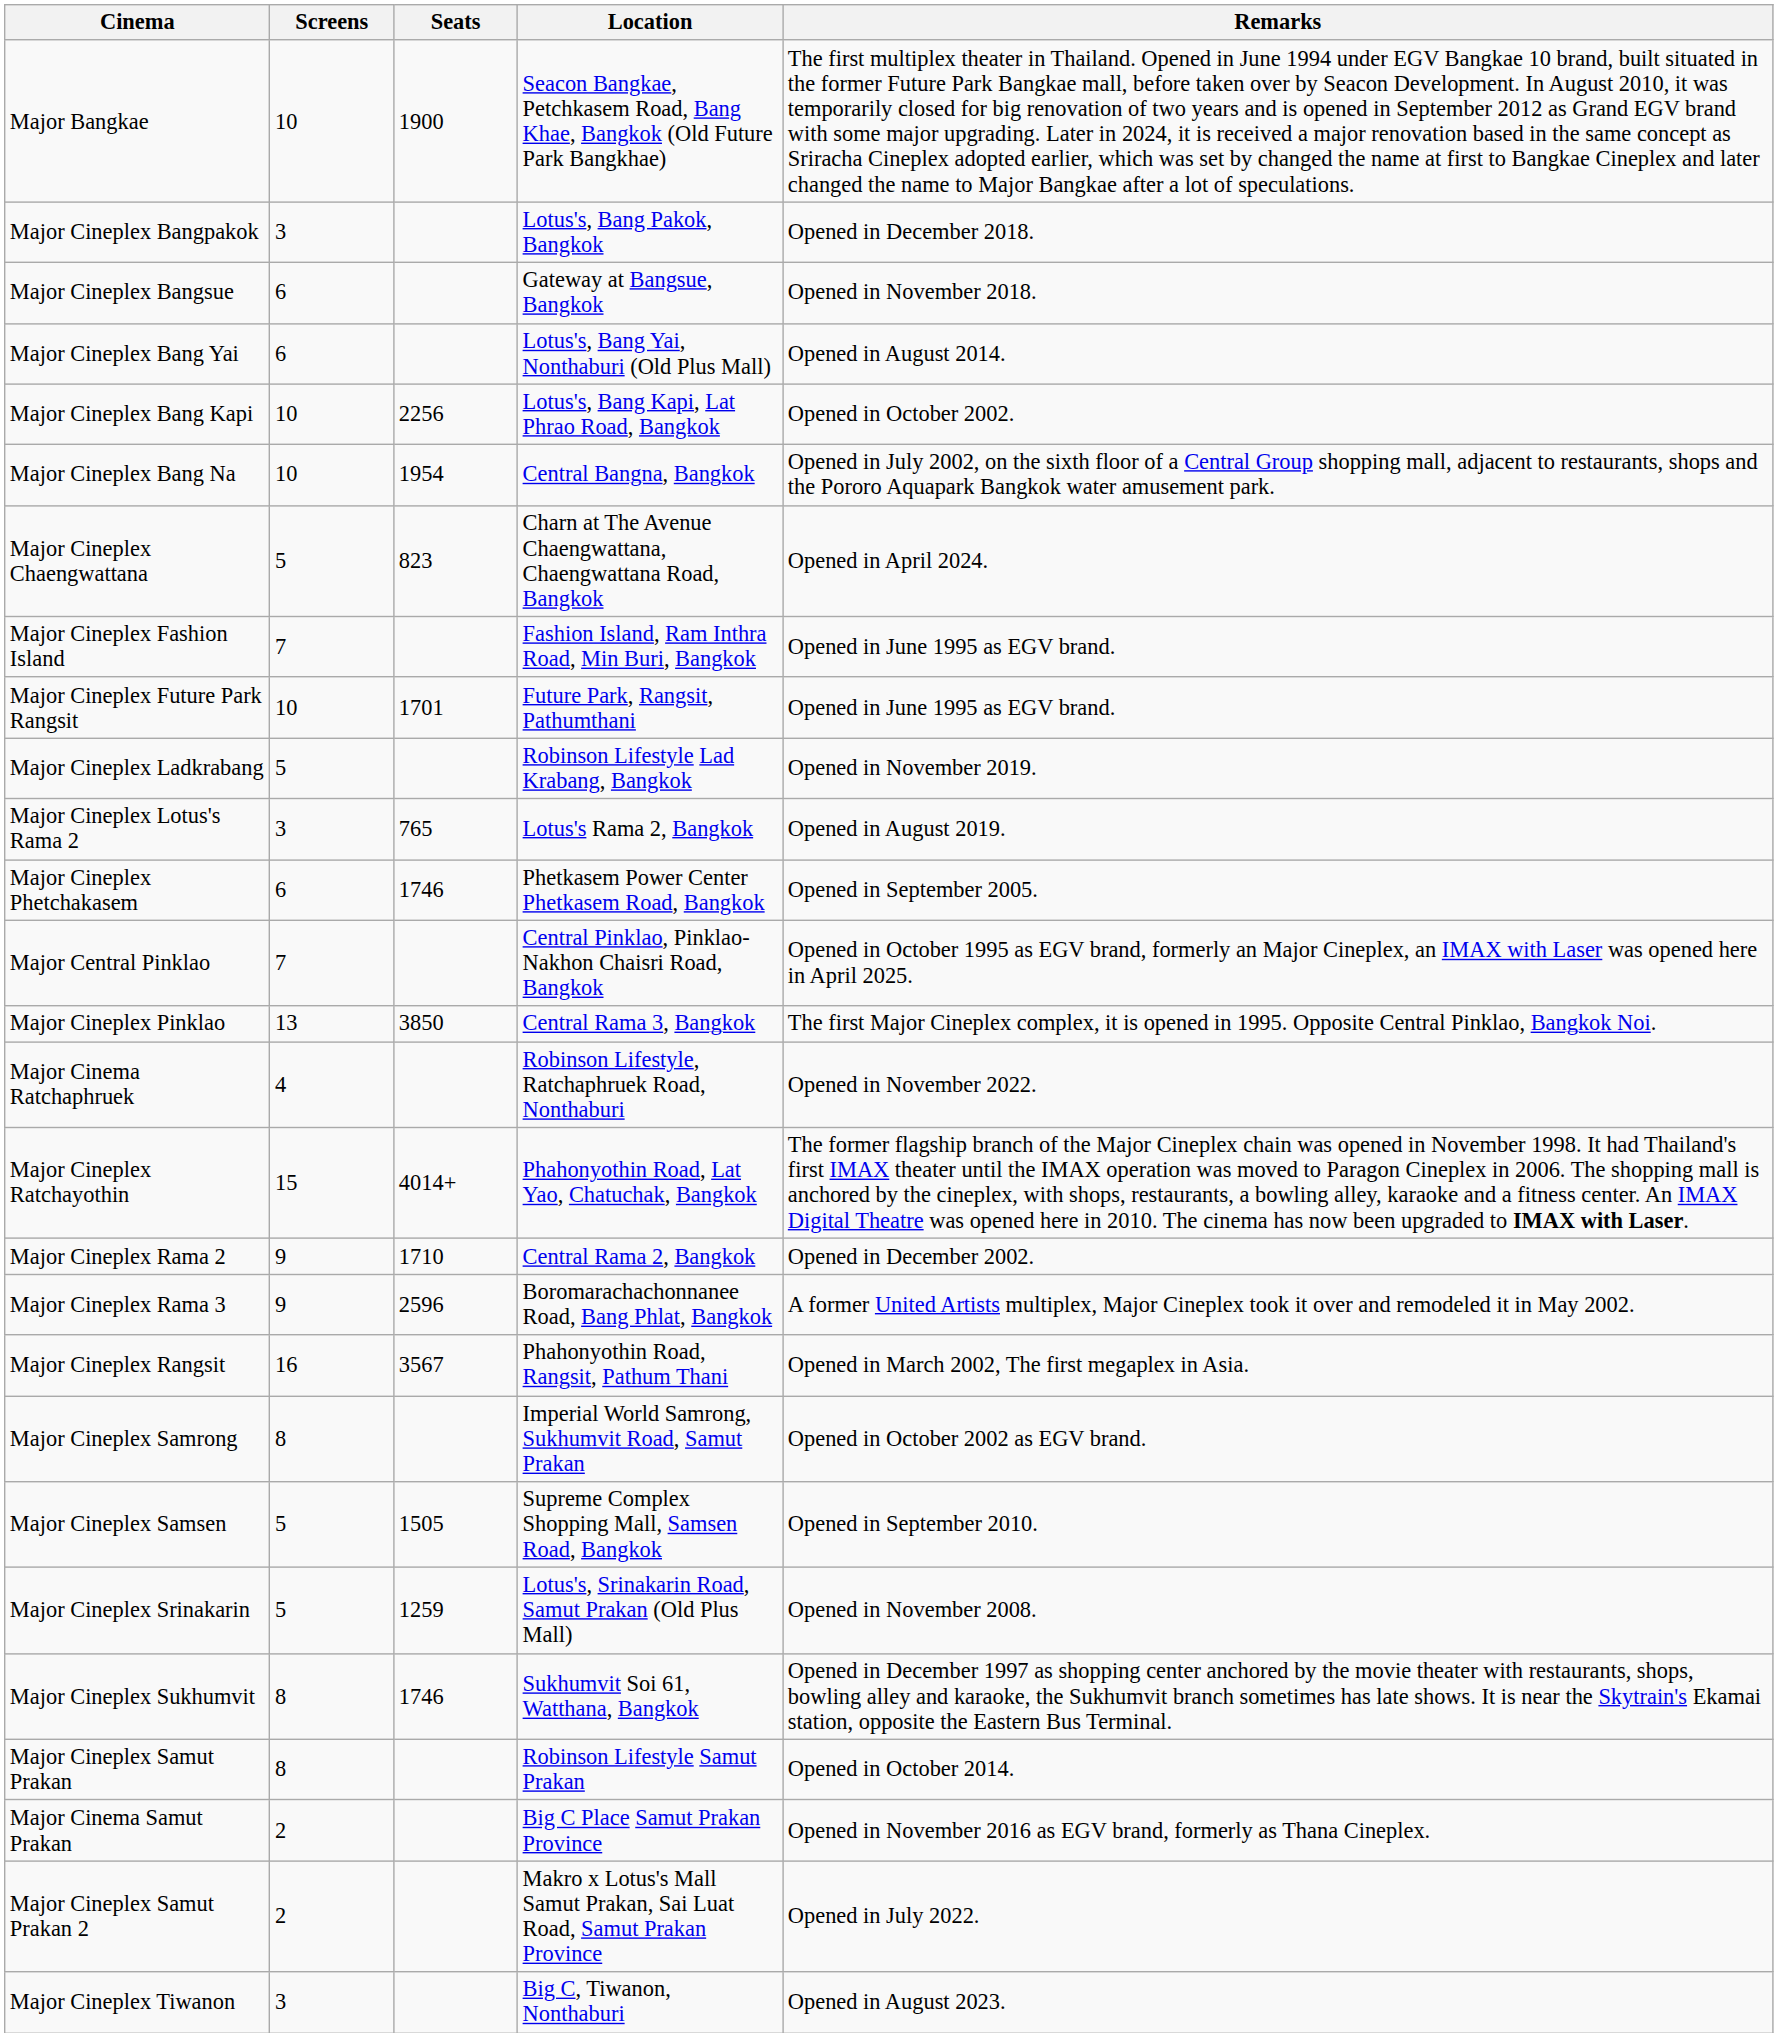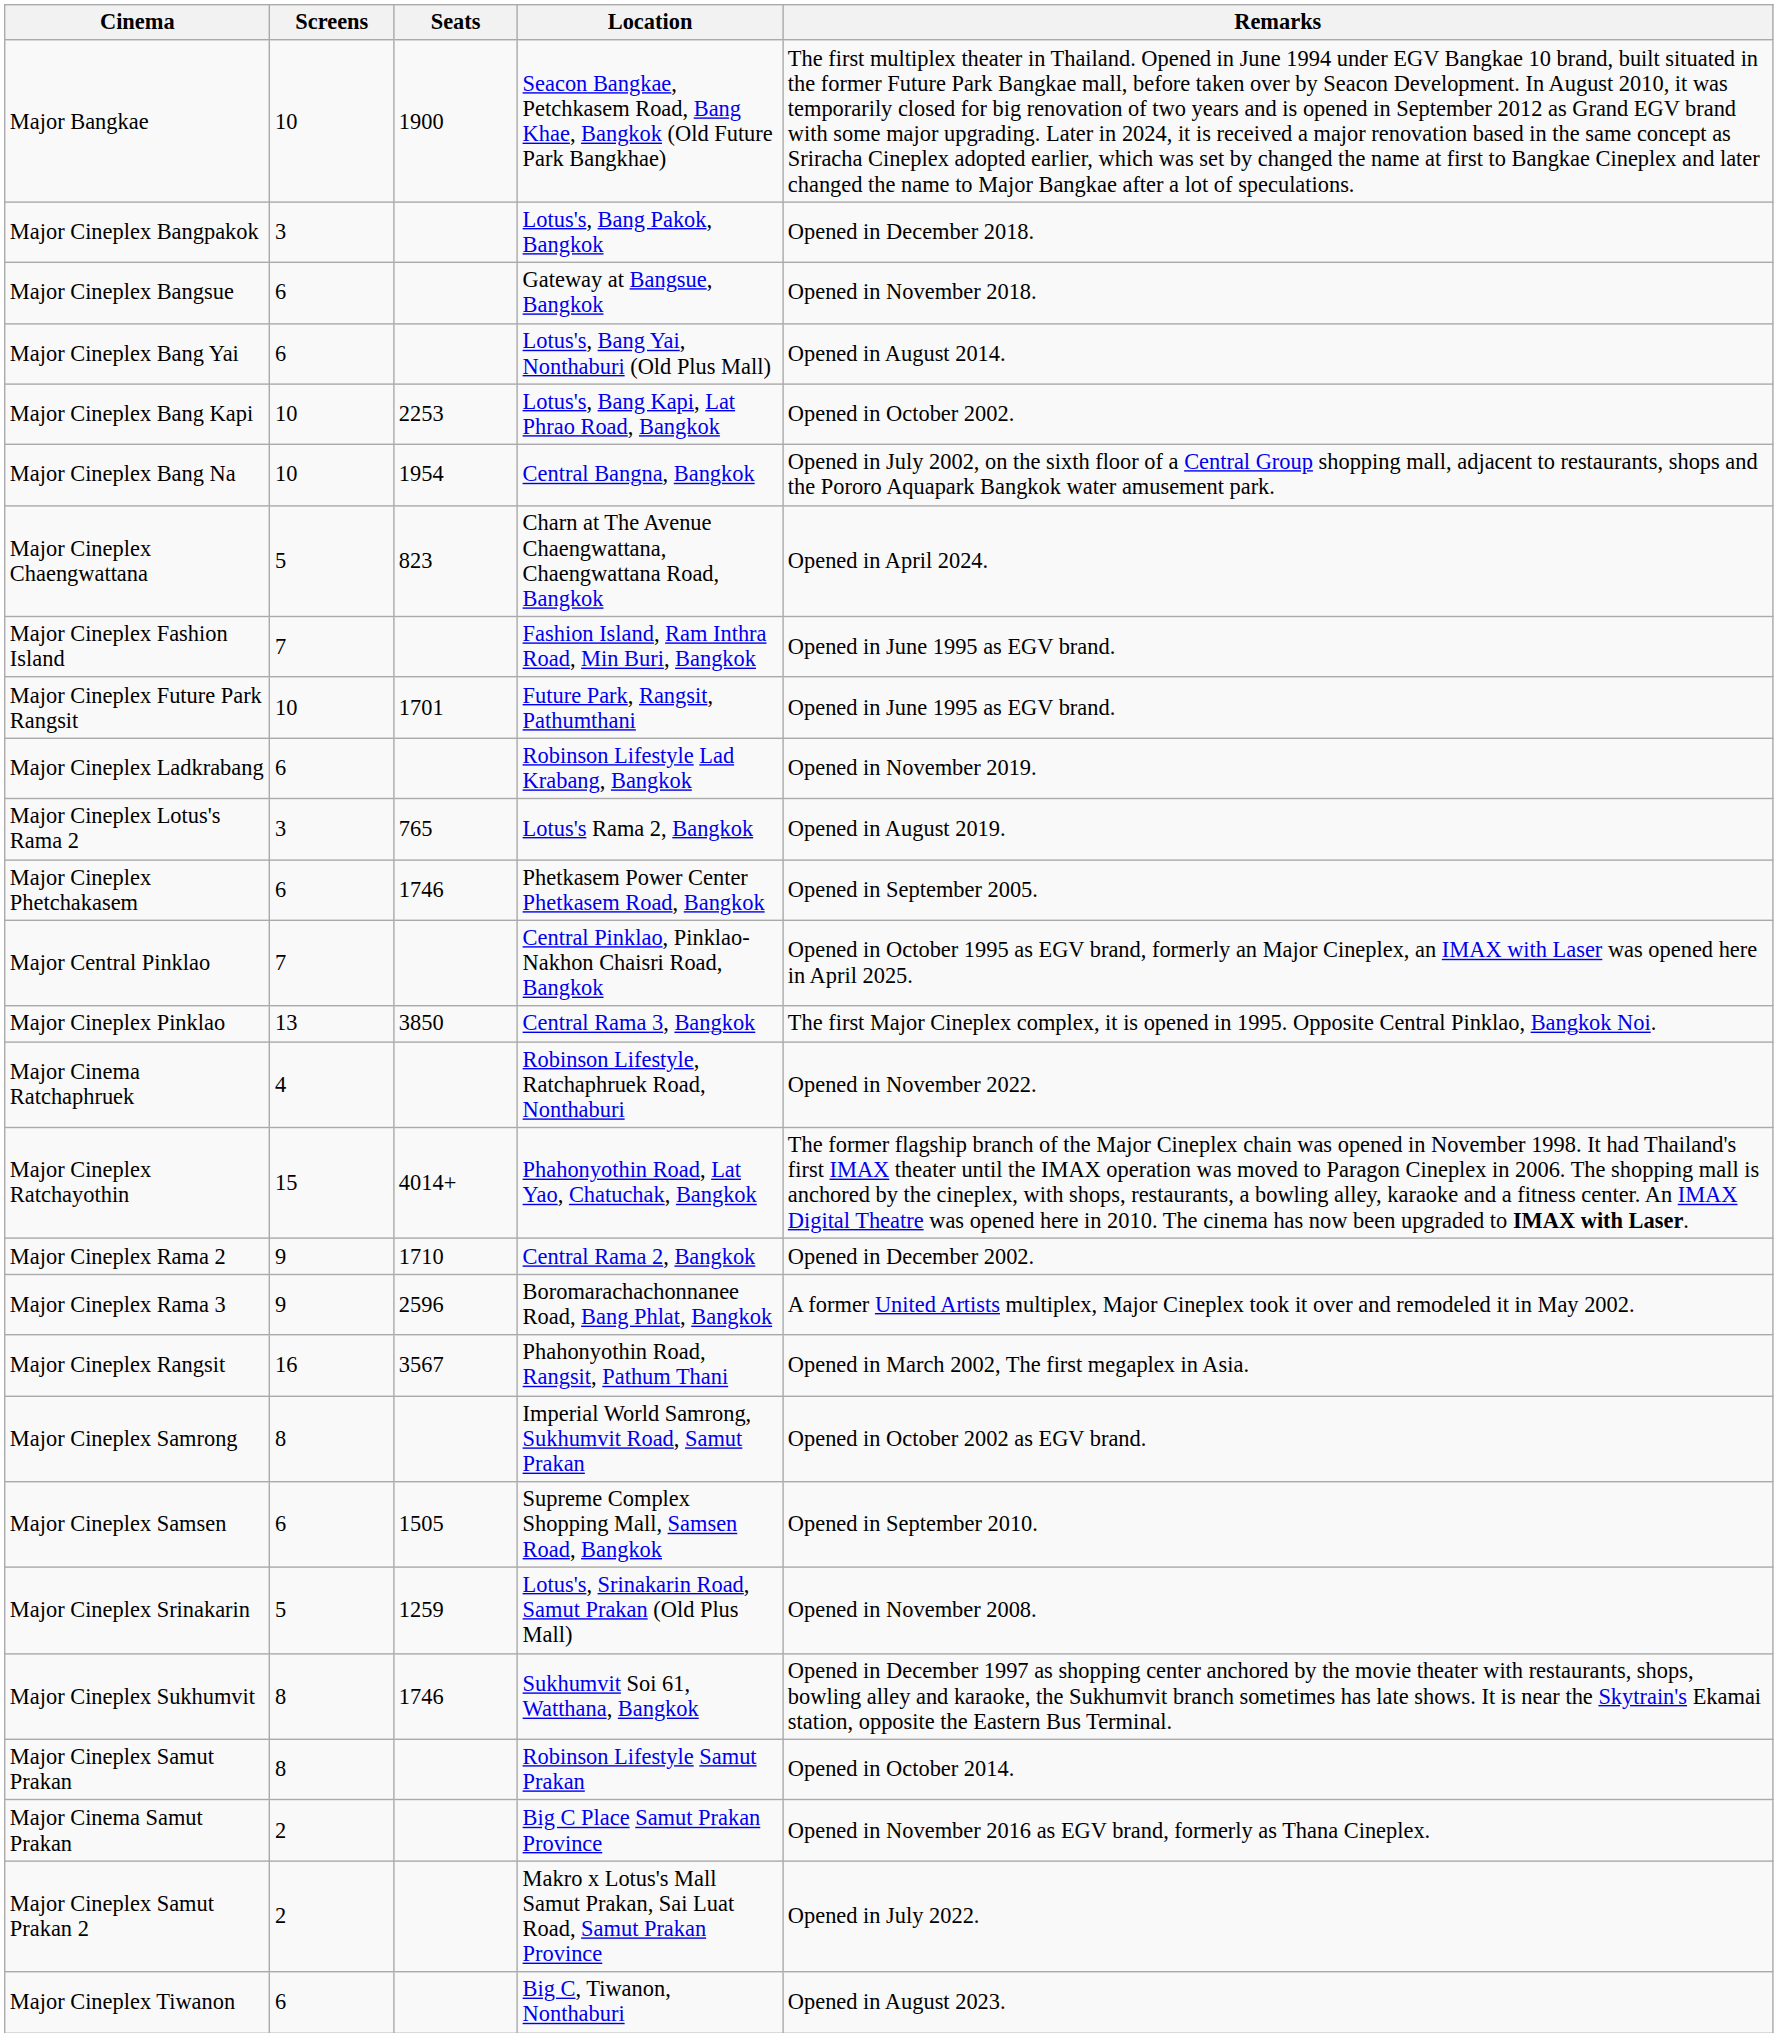(421, 414) 2256 -> (421, 414) 2253
(281, 768) 5 -> (281, 768) 6
(281, 1524) 5 -> (281, 1524) 6
(281, 2002) 3 -> (281, 2002) 6
